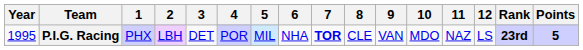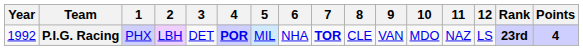(22, 35) 1995 -> (22, 35) 1992
(234, 35) normal -> (234, 35) bold
(556, 35) 5 -> (556, 35) 4
